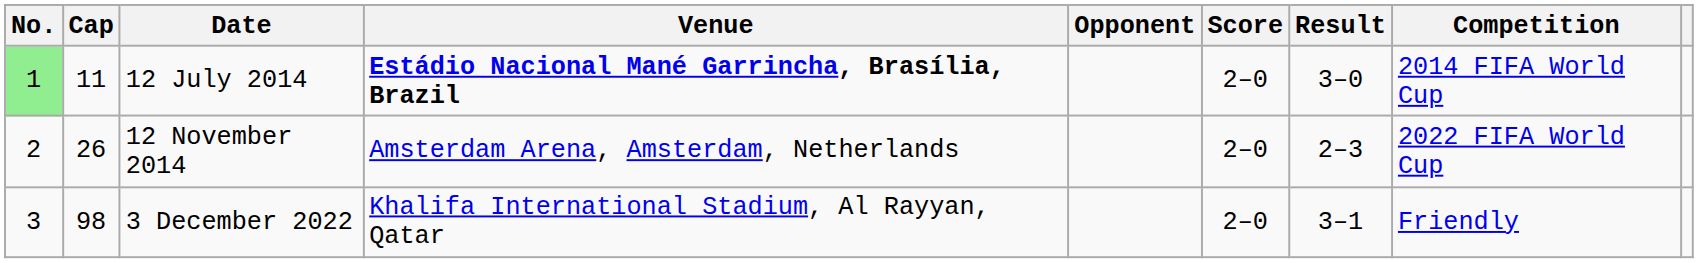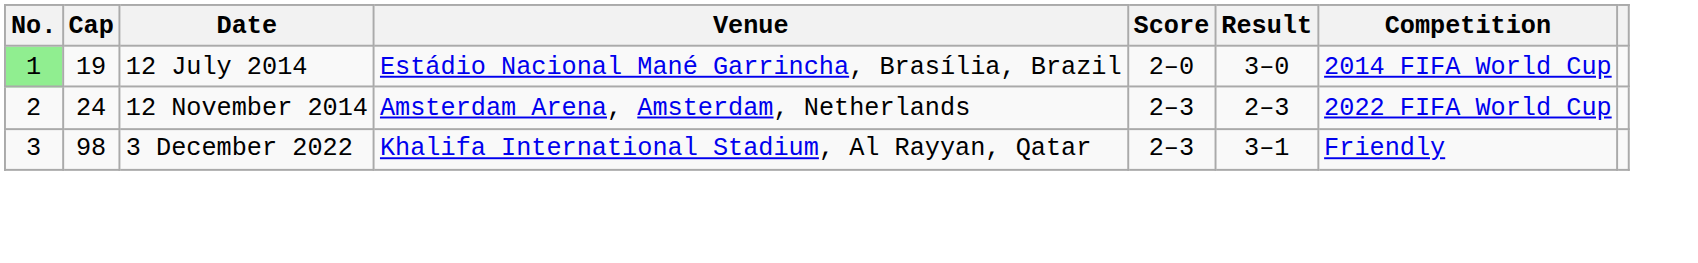- column: (1135, 26)
(91, 81) 11 -> (91, 67) 19
(687, 81) bold -> (751, 67) normal
(91, 151) 26 -> (91, 108) 24
(1245, 151) 2–0 -> (1171, 108) 2–3
(1245, 222) 2–0 -> (1171, 149) 2–3
